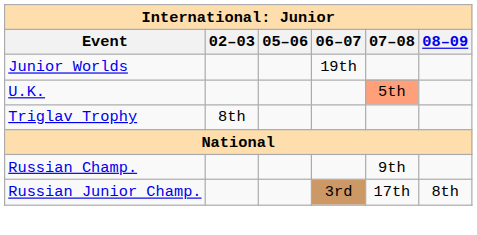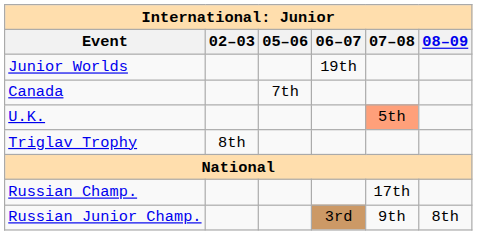+ row: (36, 92)
(392, 167) 9th -> (392, 192) 17th
(392, 192) 17th -> (392, 217) 9th
